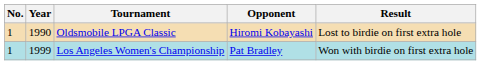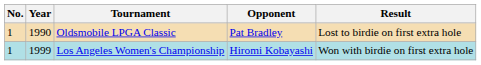(271, 32) Hiromi Kobayashi -> (256, 32) Pat Bradley
(256, 51) Pat Bradley -> (271, 51) Hiromi Kobayashi
